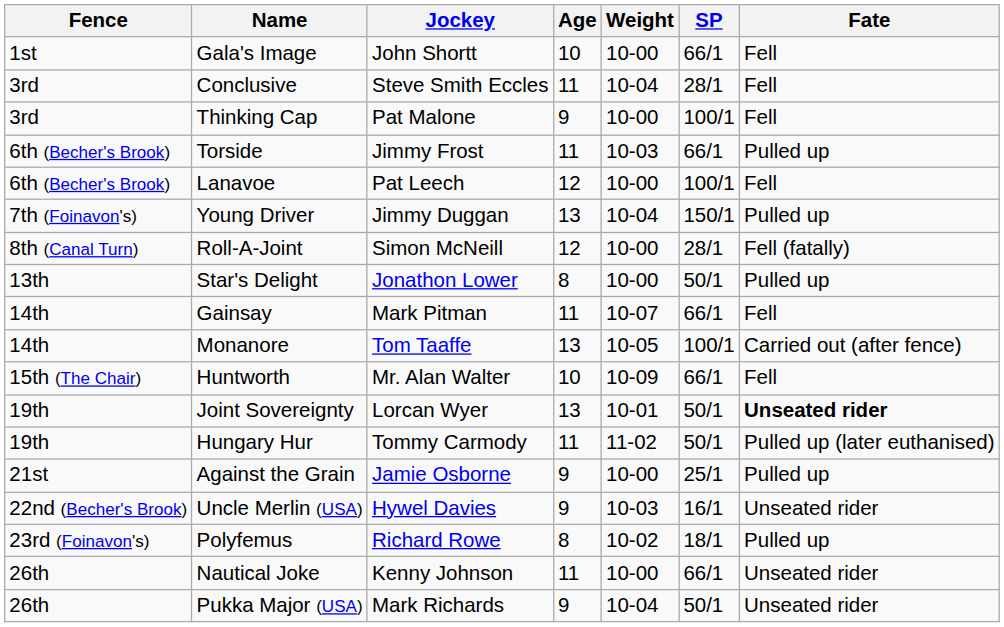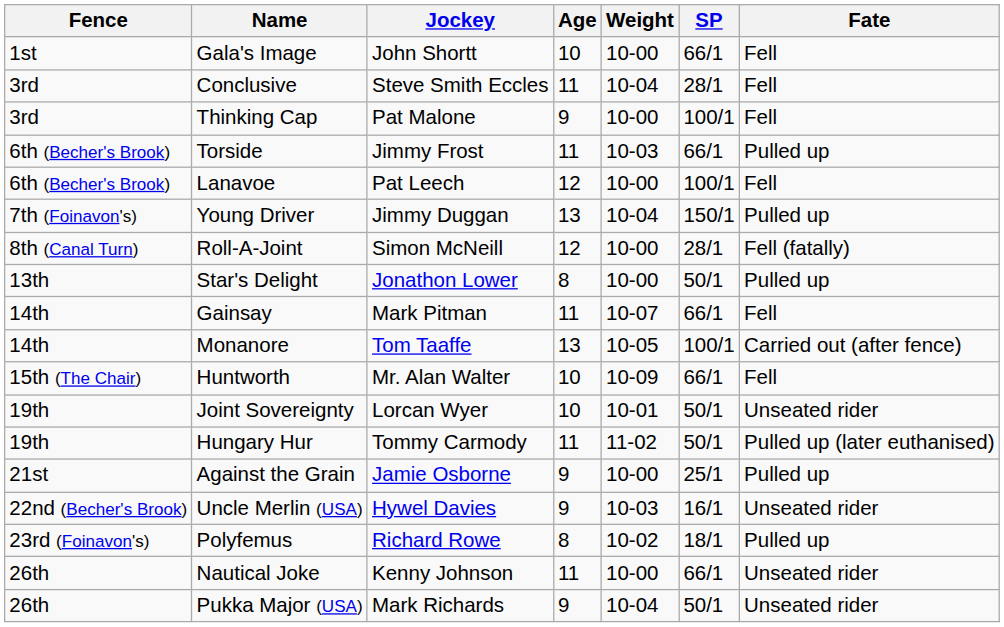(569, 410) 13 -> (569, 410) 10
(816, 410) bold -> (811, 410) normal
